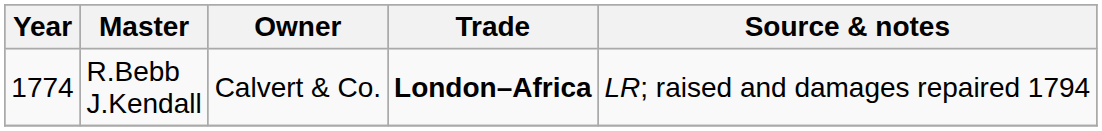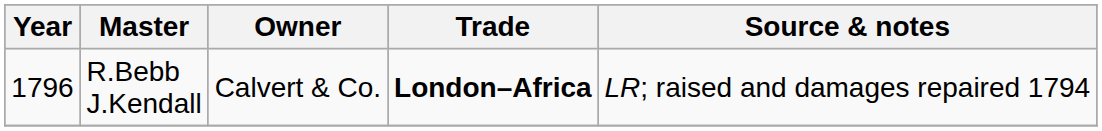(42, 86) 1774 -> (42, 86) 1796
